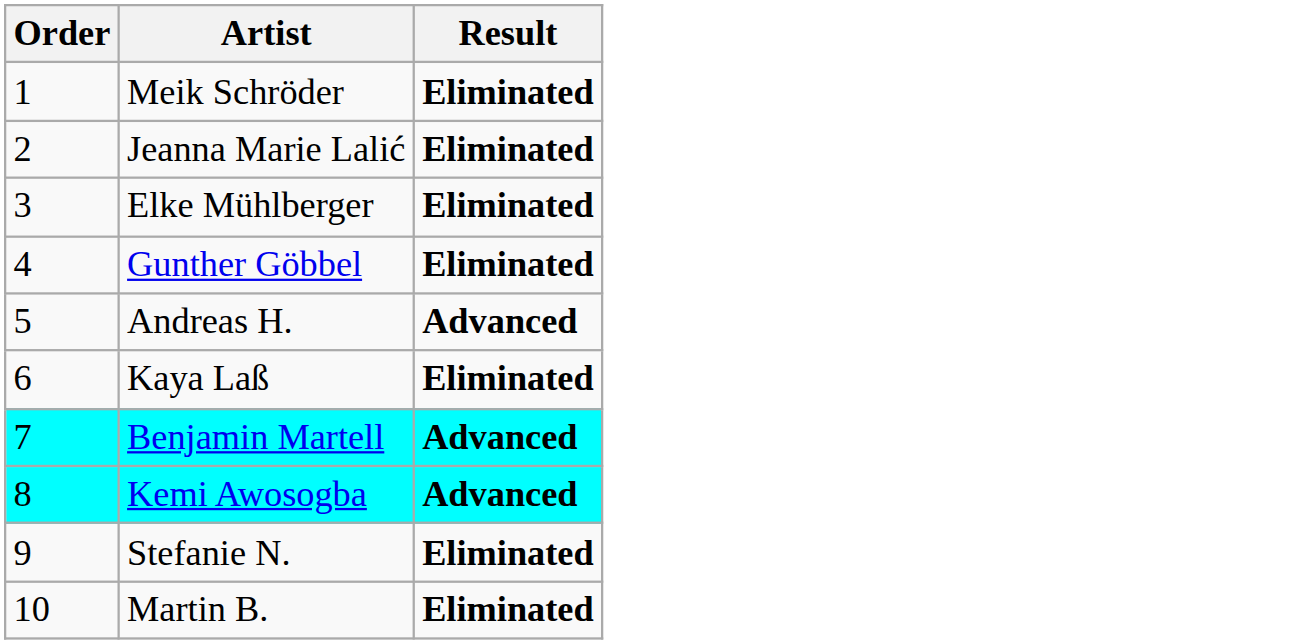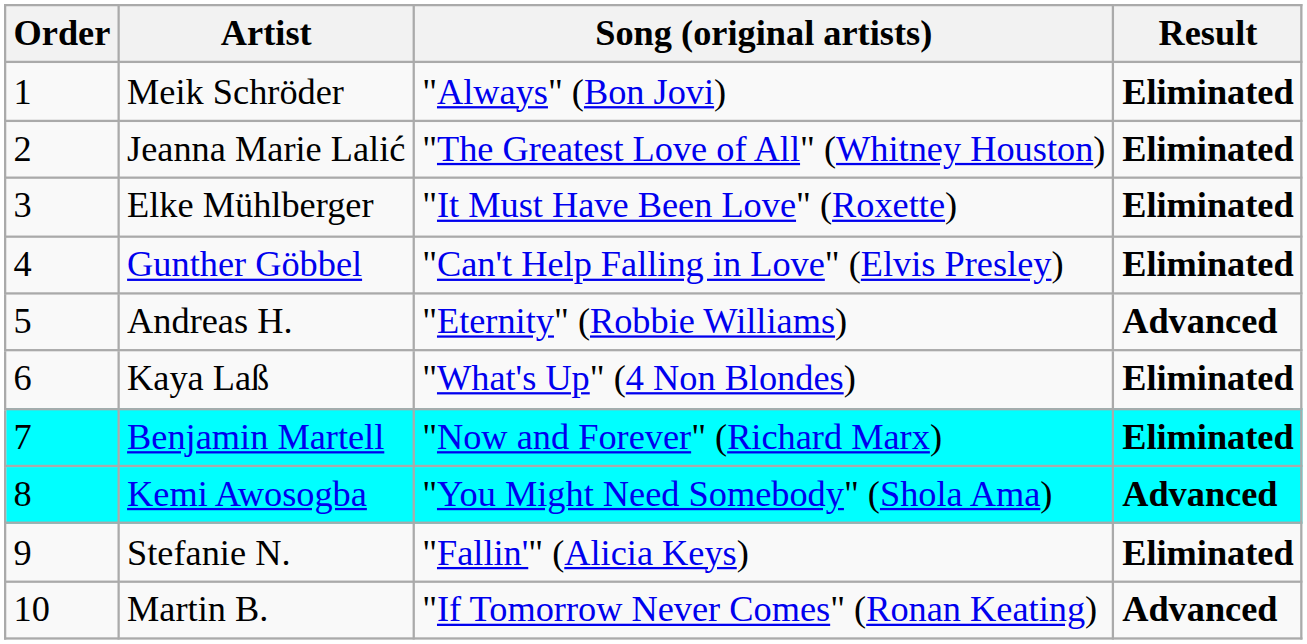+ column: (764, 33)
(500, 436) Advanced -> (1208, 436) Eliminated
(508, 609) Eliminated -> (1200, 609) Advanced
